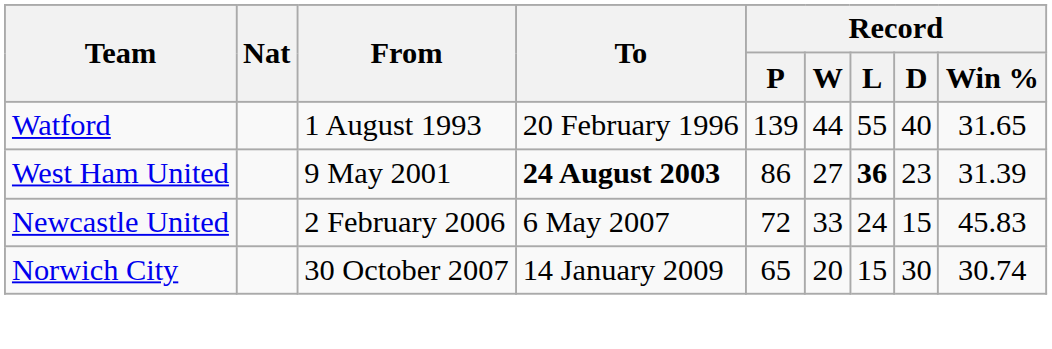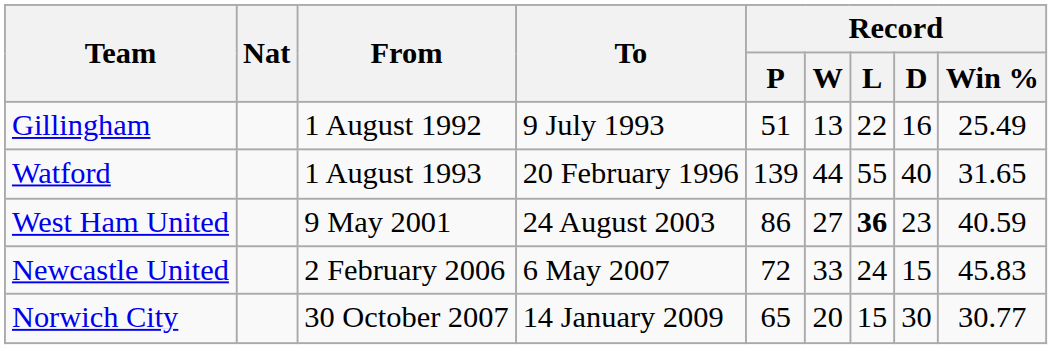+ row: (81, 125)
(622, 173) bold -> (619, 221) normal
(992, 173) 31.39 -> (992, 221) 40.59
(992, 269) 30.74 -> (992, 317) 30.77
